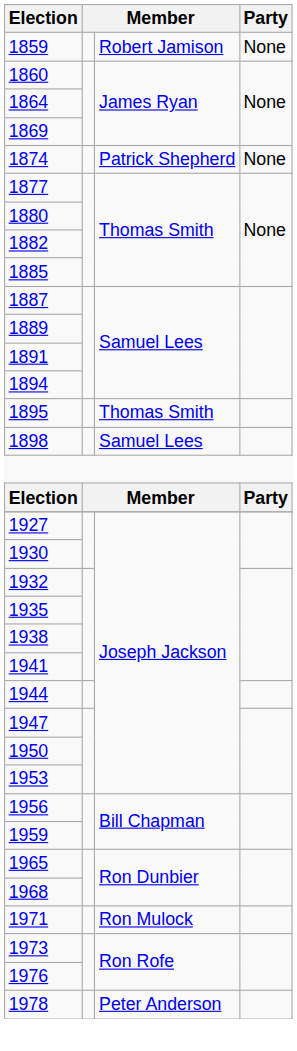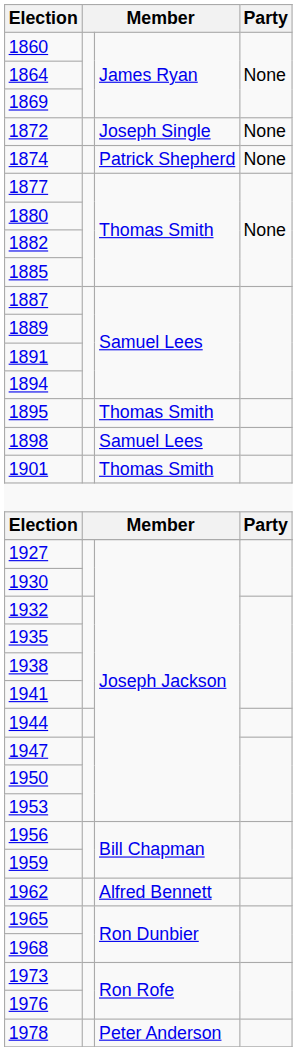- row: (28, 46)
+ row: (28, 131)
+ row: (28, 469)
+ row: (28, 891)
- row: (28, 919)
